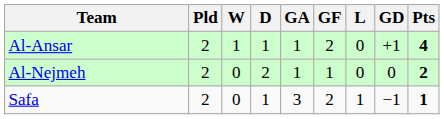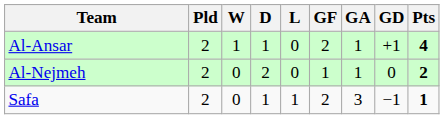columns swapped: (360, 18) <-> (297, 18)
